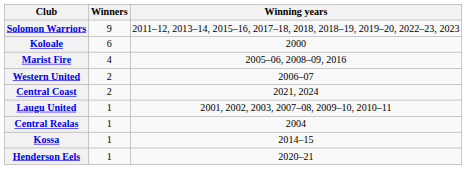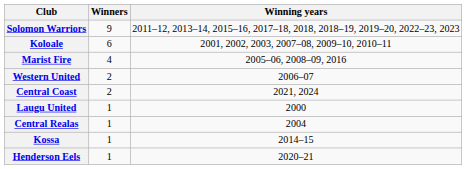(296, 44) 2000 -> (296, 44) 2001, 2002, 2003, 2007–08, 2009–10, 2010–11
(296, 108) 2001, 2002, 2003, 2007–08, 2009–10, 2010–11 -> (296, 108) 2000
